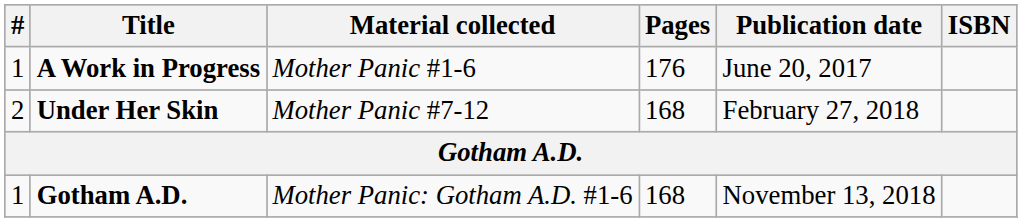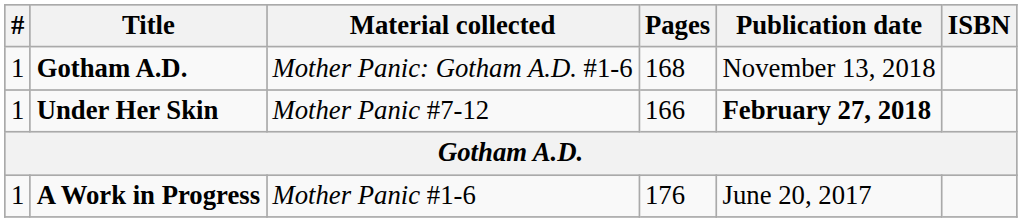rows swapped: (148, 68) <-> (112, 195)
(18, 110) 2 -> (18, 110) 1
(665, 110) 168 -> (665, 110) 166
(821, 110) normal -> (827, 110) bold
